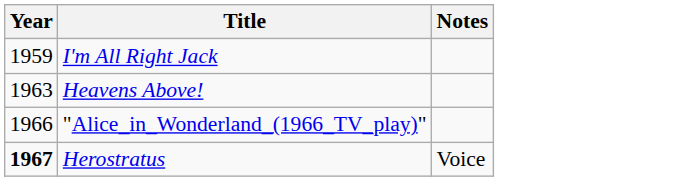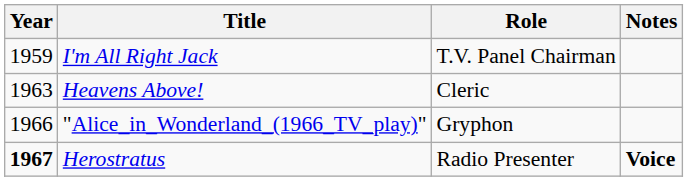+ column: (526, 21)
(461, 158) normal -> (650, 158) bold
